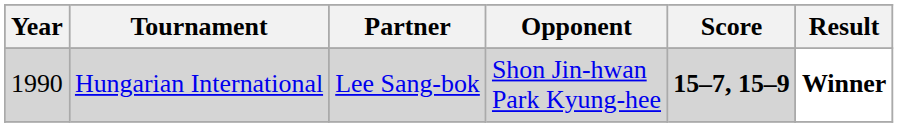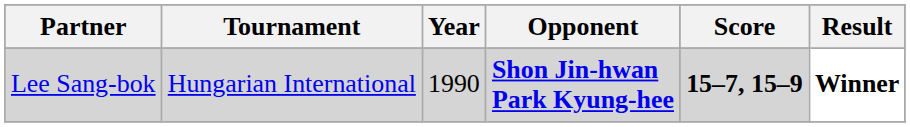columns swapped: (37, 26) <-> (408, 26)
(576, 84) normal -> (583, 84) bold
